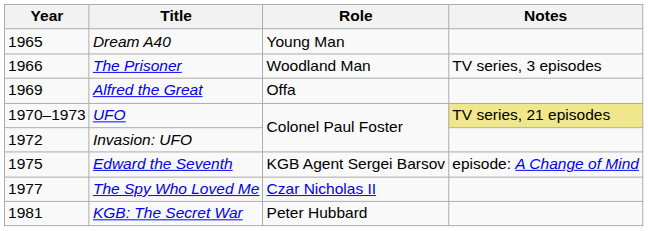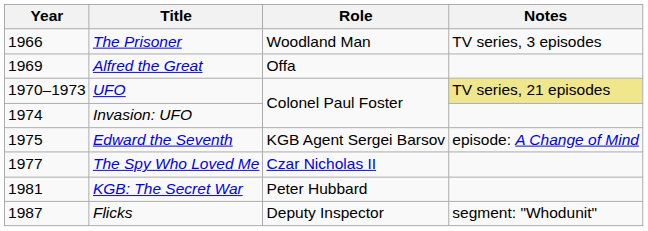- row: (132, 41)
(25, 139) 1972 -> (25, 115) 1974
+ row: (113, 213)
